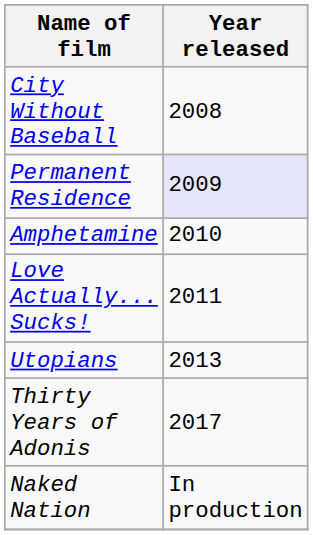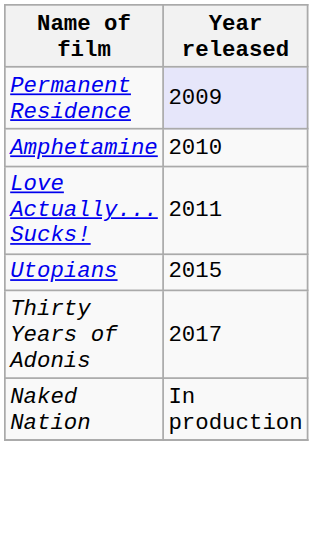- row: (64, 111)
(195, 360) 2013 -> (195, 272) 2015
